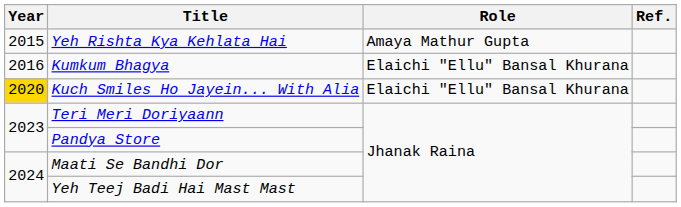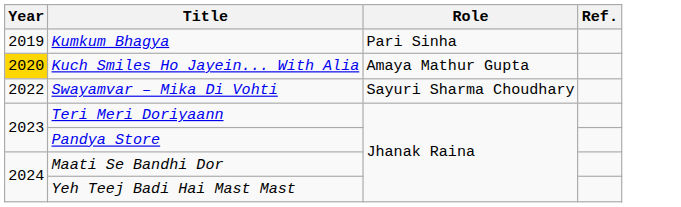- row: (169, 41)
(26, 66) 2016 -> (26, 41) 2019
(498, 66) Elaichi "Ellu" Bansal Khurana -> (412, 41) Pari Sinha
(498, 91) Elaichi "Ellu" Bansal Khurana -> (448, 66) Amaya Mathur Gupta
+ row: (165, 91)
